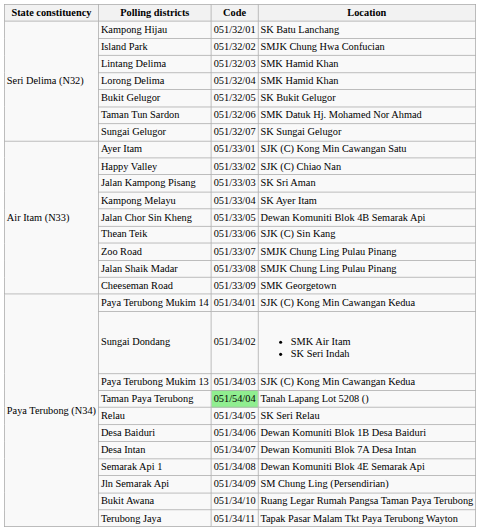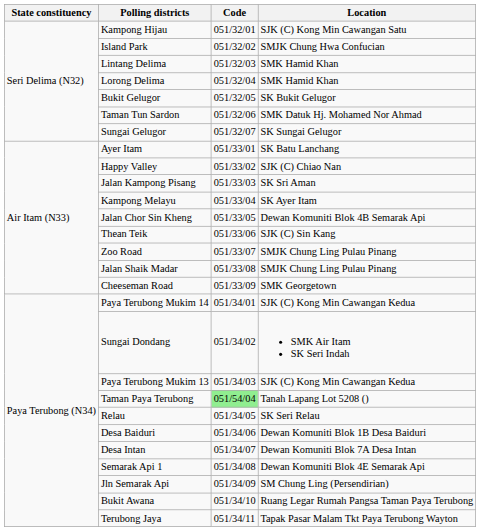(300, 29) SK Batu Lanchang -> (333, 29) SJK (C) Kong Min Cawangan Satu
(333, 149) SJK (C) Kong Min Cawangan Satu -> (300, 149) SK Batu Lanchang
